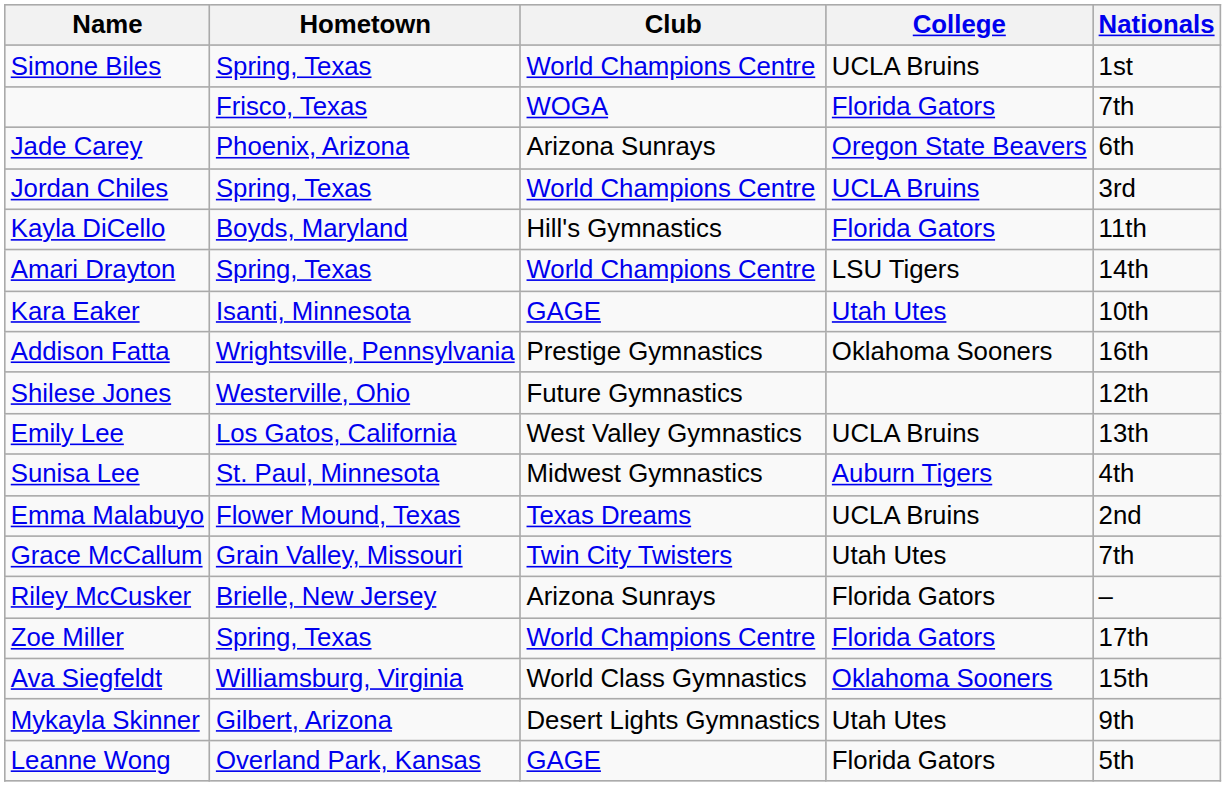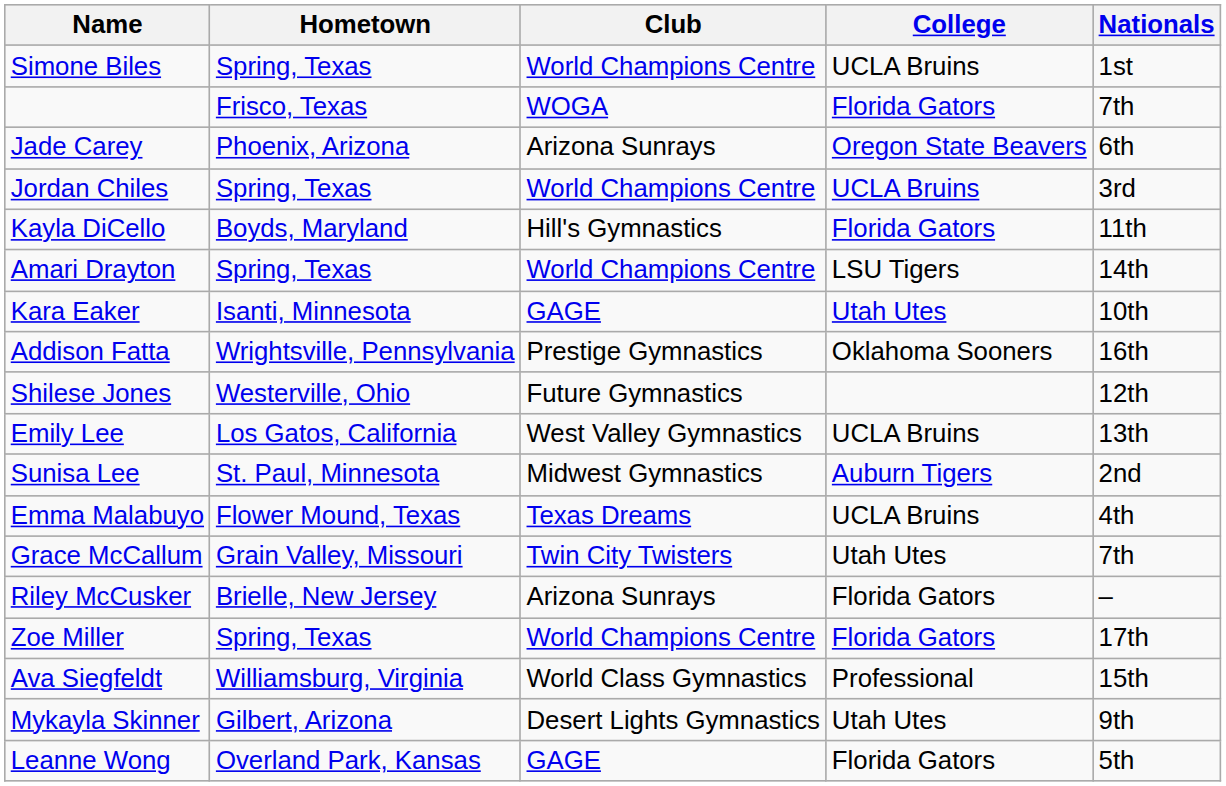(1117, 474) 4th -> (1120, 474) 2nd
(1120, 515) 2nd -> (1117, 515) 4th
(942, 678) Oklahoma Sooners -> (903, 678) Professional
